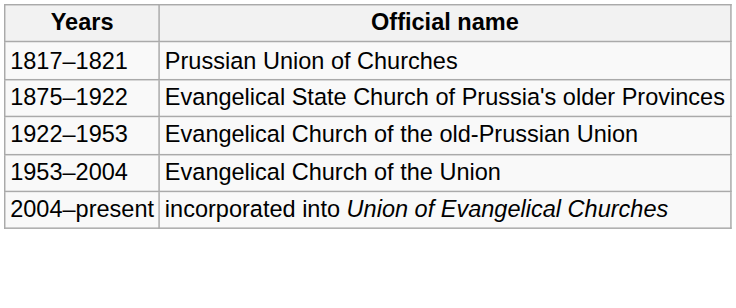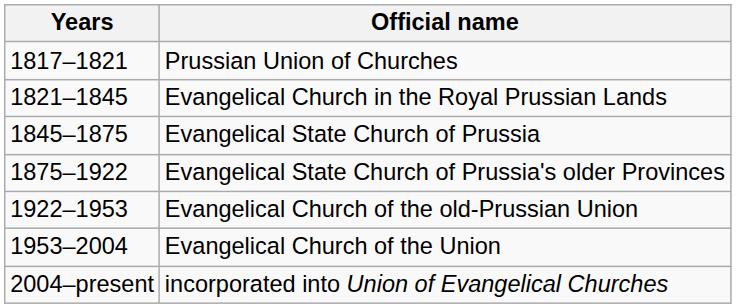+ row: (416, 97)
+ row: (352, 135)
